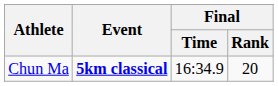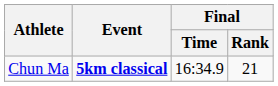(250, 68) 20 -> (250, 68) 21
